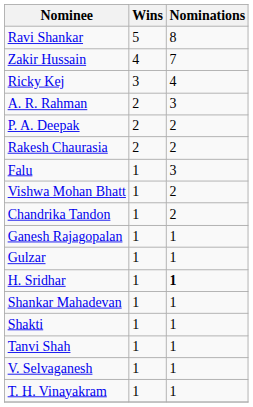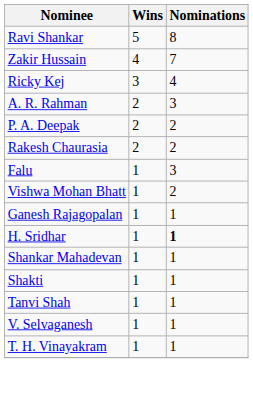- row: (59, 214)
- row: (27, 258)
